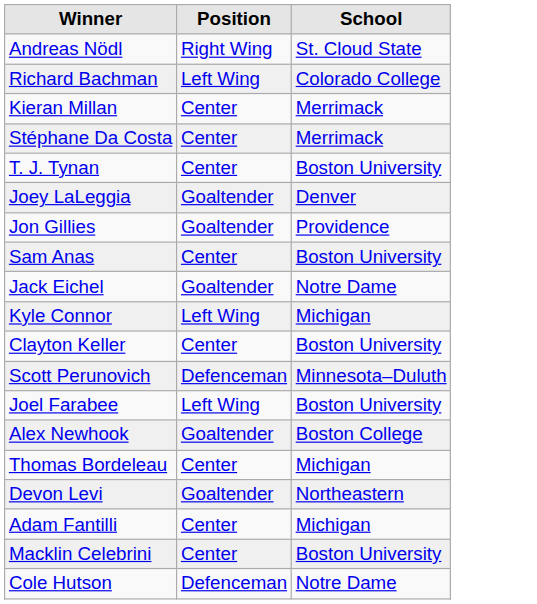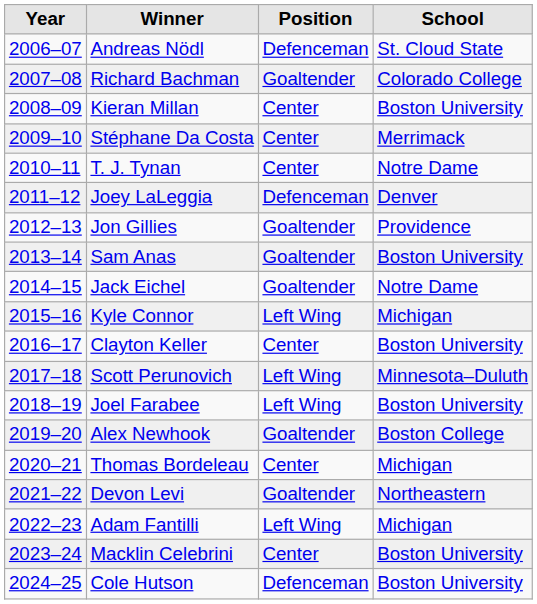+ column: (45, 19)
(227, 49) Right Wing -> (316, 49) Defenceman
(220, 78) Left Wing -> (309, 78) Goaltender
(339, 108) Merrimack -> (450, 108) Boston University
(369, 167) Boston University -> (428, 167) Notre Dame
(227, 197) Goaltender -> (316, 197) Defenceman
(209, 256) Center -> (309, 256) Goaltender
(234, 375) Defenceman -> (302, 375) Left Wing
(209, 524) Center -> (302, 524) Left Wing
(346, 583) Notre Dame -> (450, 583) Boston University
